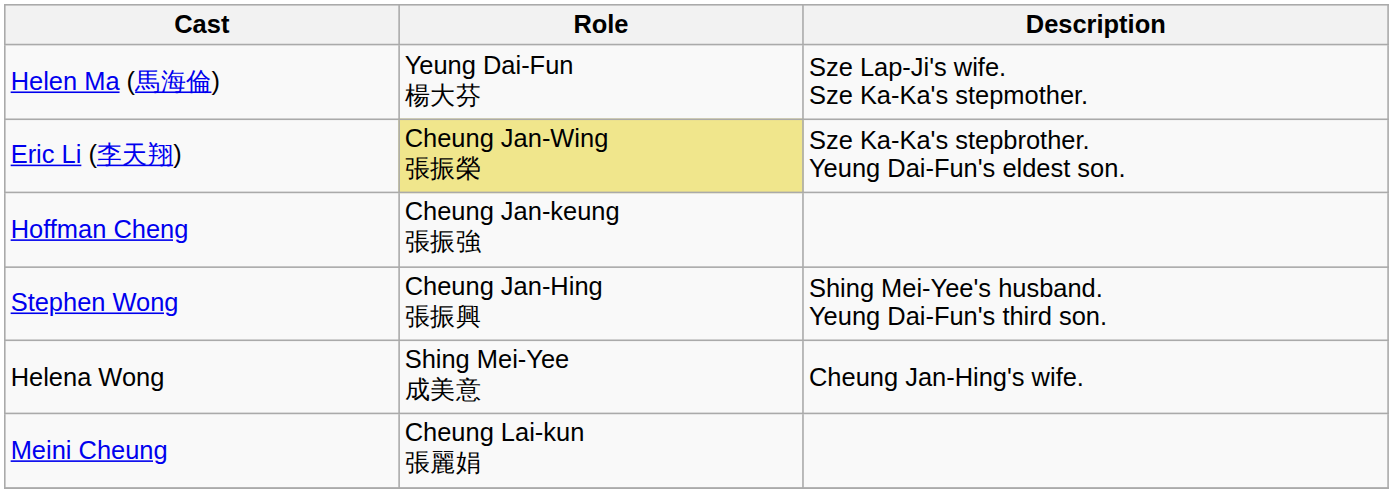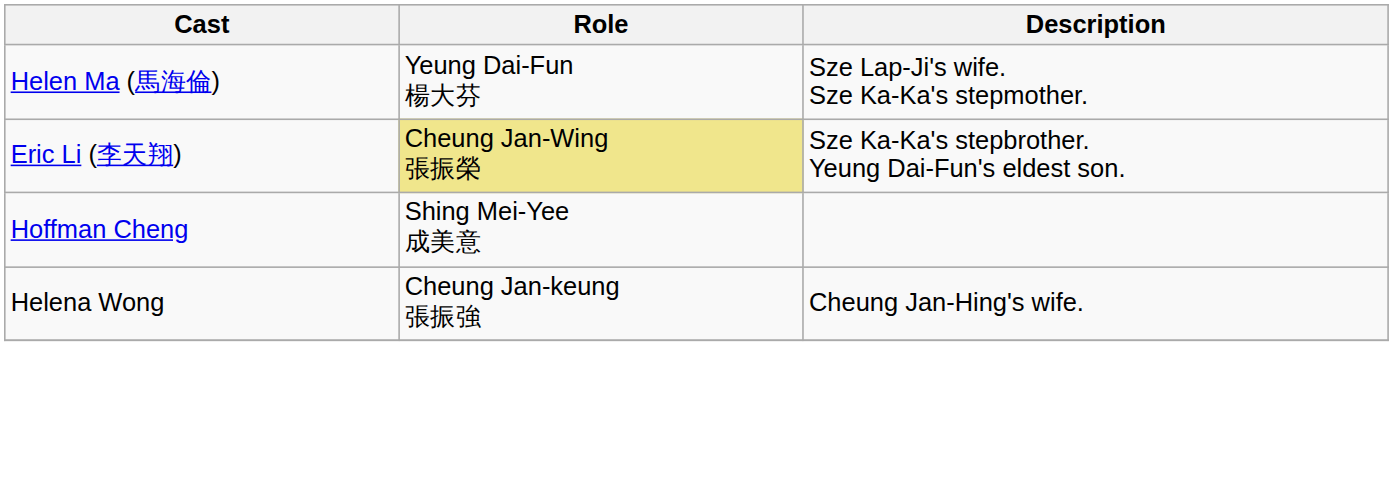(512, 227) Cheung Jan-keung 張振強 -> (487, 227) Shing Mei-Yee 成美意
- row: (95, 302)
(487, 375) Shing Mei-Yee 成美意 -> (512, 301) Cheung Jan-keung 張振強
- row: (89, 450)
